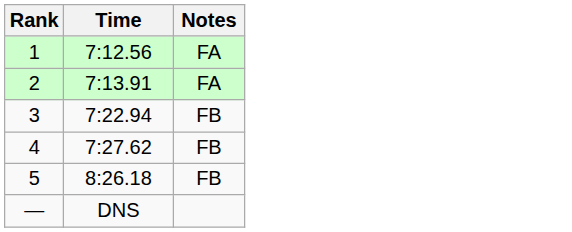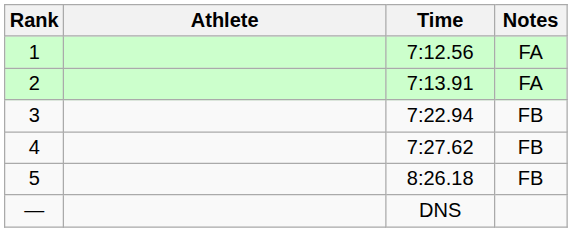+ column: (225, 20)
